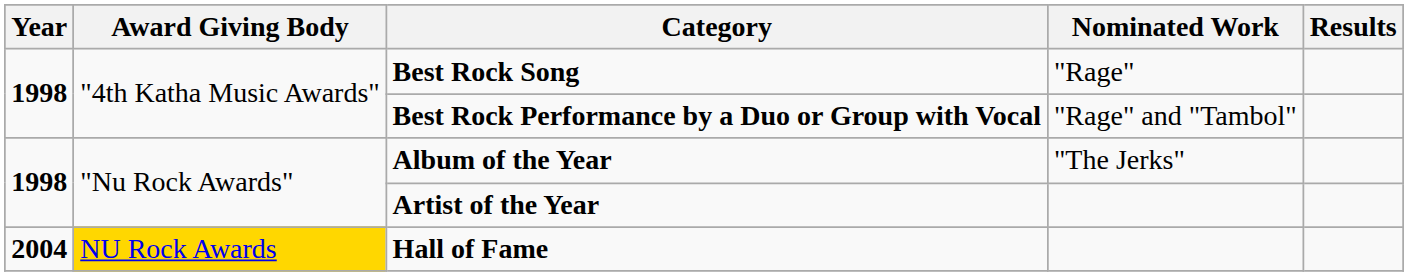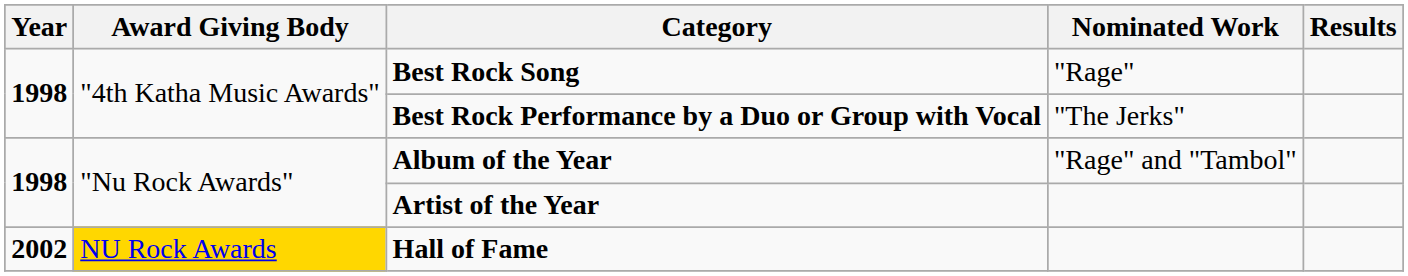(1175, 115) "Rage" and "Tambol" -> (1119, 115) "The Jerks"
(1119, 159) "The Jerks" -> (1175, 159) "Rage" and "Tambol"
(39, 248) 2004 -> (39, 248) 2002
